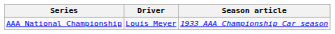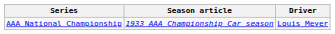columns swapped: (151, 11) <-> (254, 11)
